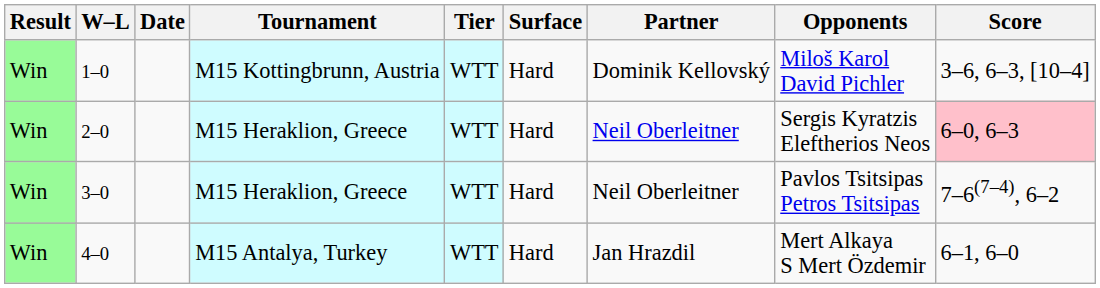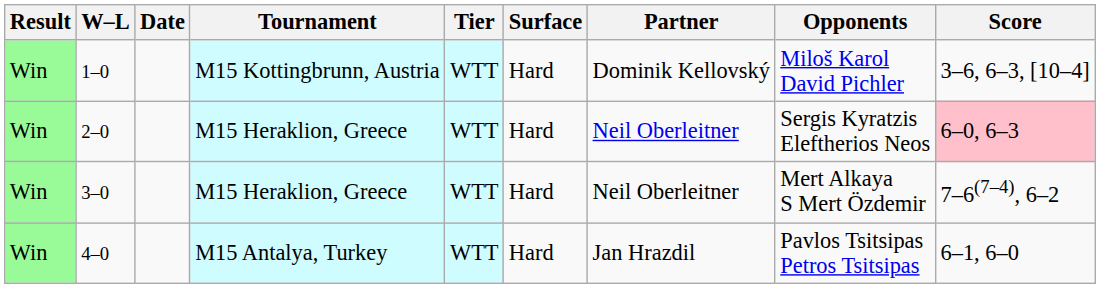(852, 191) Pavlos Tsitsipas Petros Tsitsipas -> (853, 191) Mert Alkaya S Mert Özdemir
(853, 252) Mert Alkaya S Mert Özdemir -> (852, 252) Pavlos Tsitsipas Petros Tsitsipas
